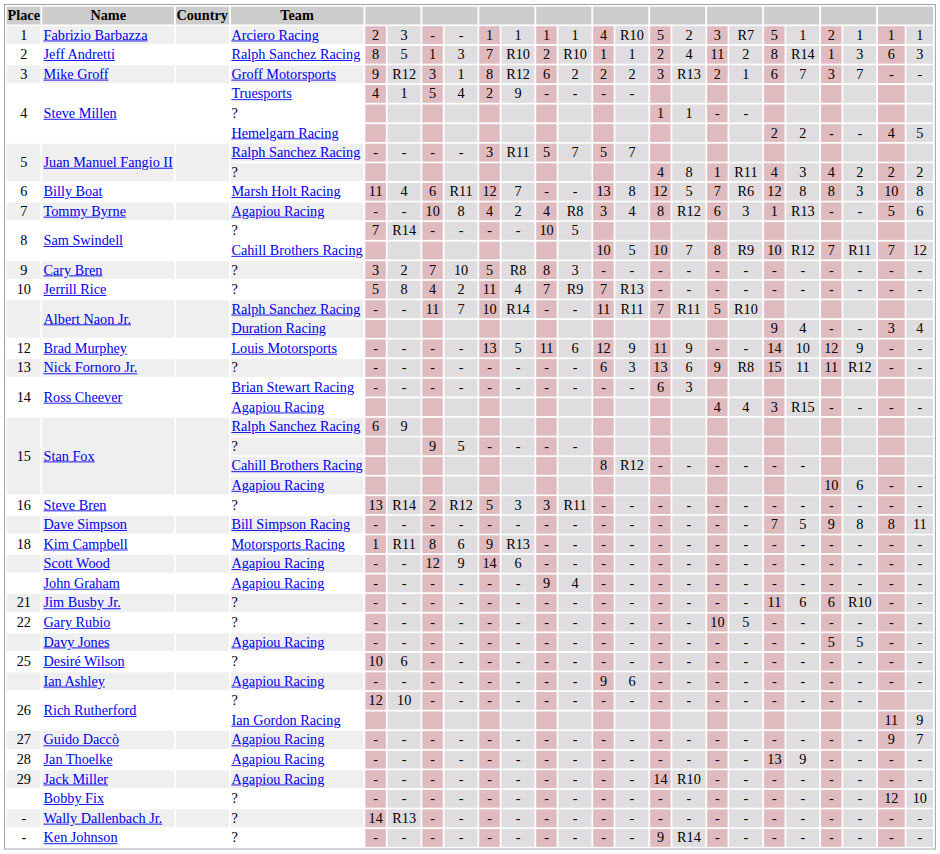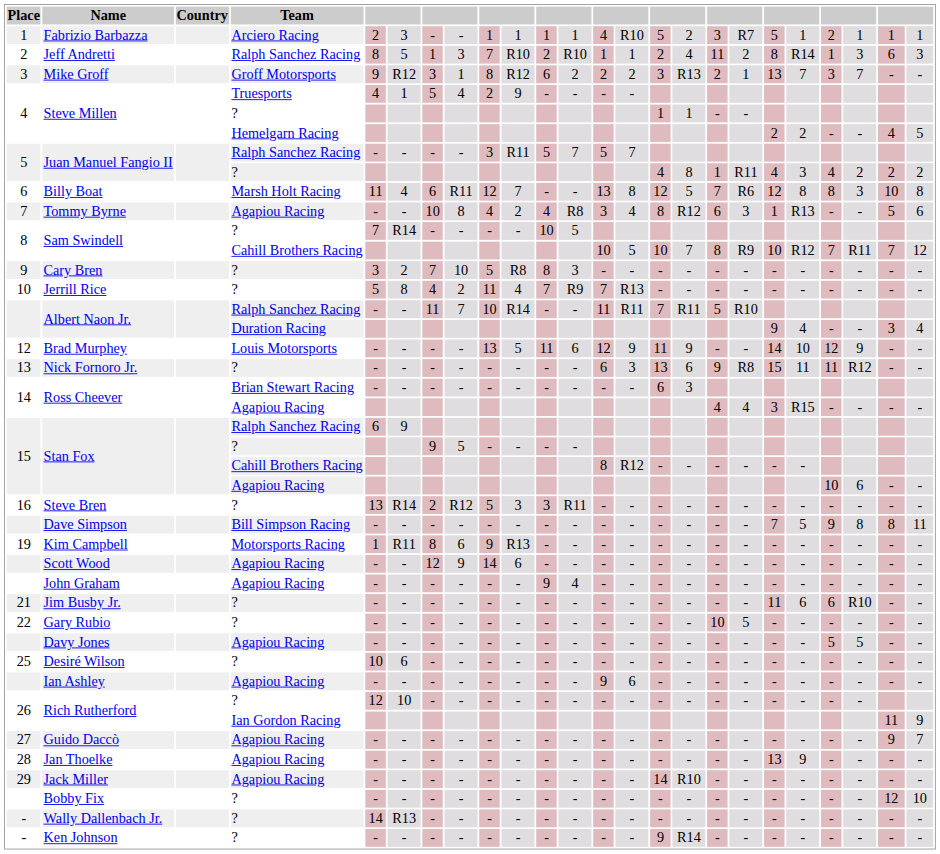(774, 74) 6 -> (774, 74) 13
(24, 544) 18 -> (24, 544) 19
